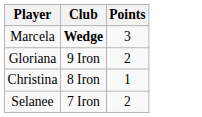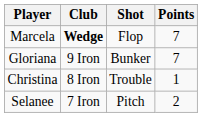+ column: (131, 15)
(127, 36) 3 -> (176, 36) 7
(127, 58) 2 -> (176, 58) 7
